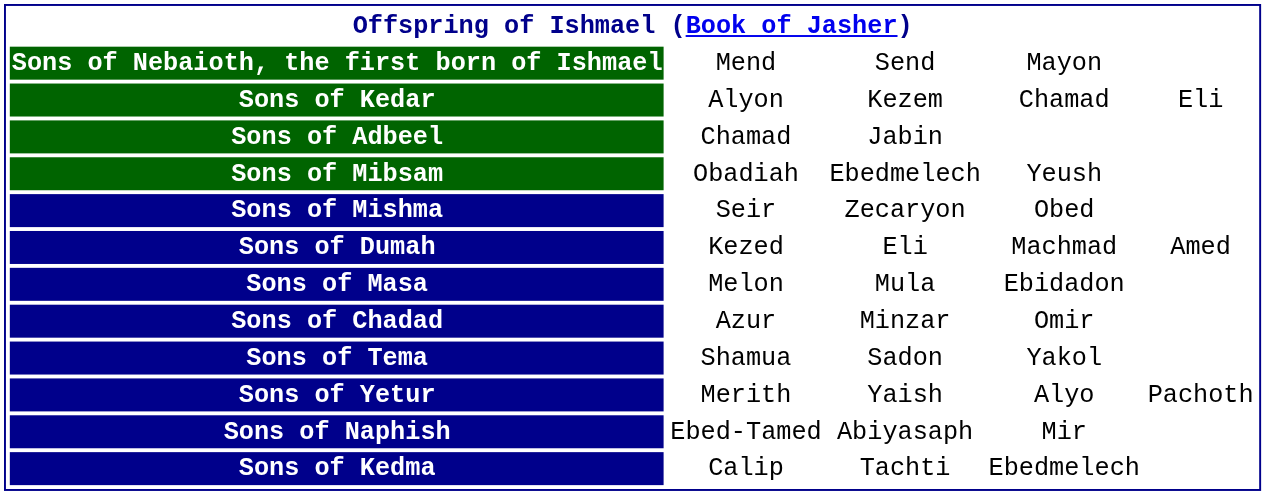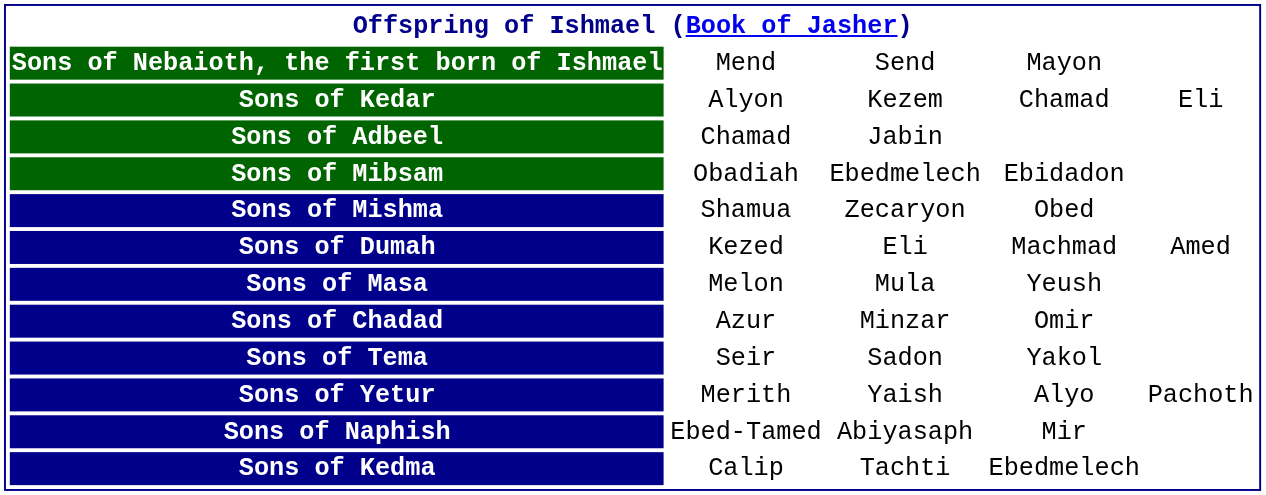(1064, 174) Yeush -> (1064, 174) Ebidadon
(746, 211) Seir -> (746, 211) Shamua
(1064, 284) Ebidadon -> (1064, 284) Yeush
(746, 358) Shamua -> (746, 358) Seir
